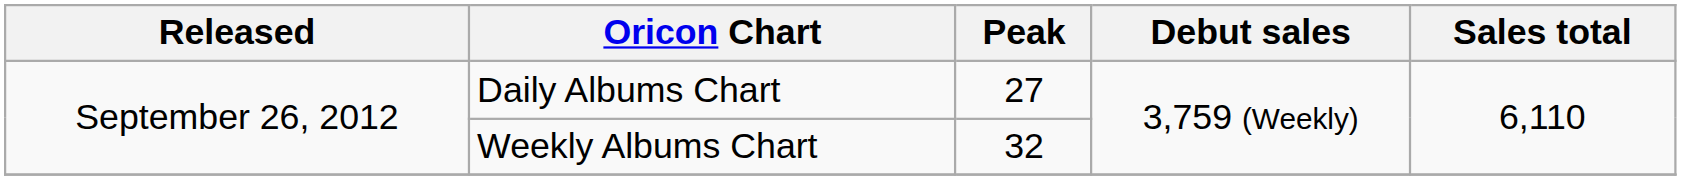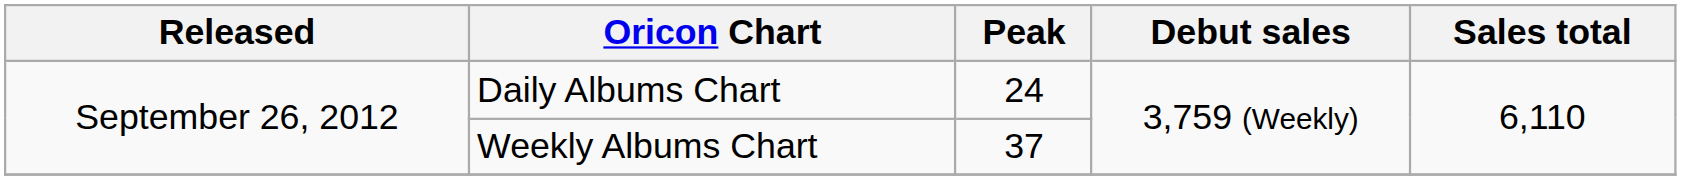(1024, 89) 27 -> (1024, 89) 24
(1024, 145) 32 -> (1024, 145) 37
